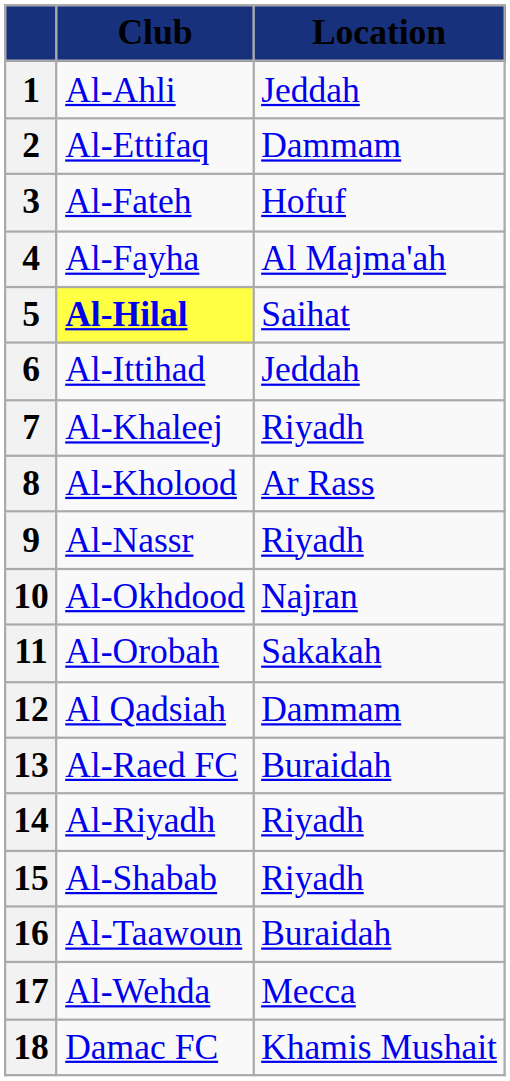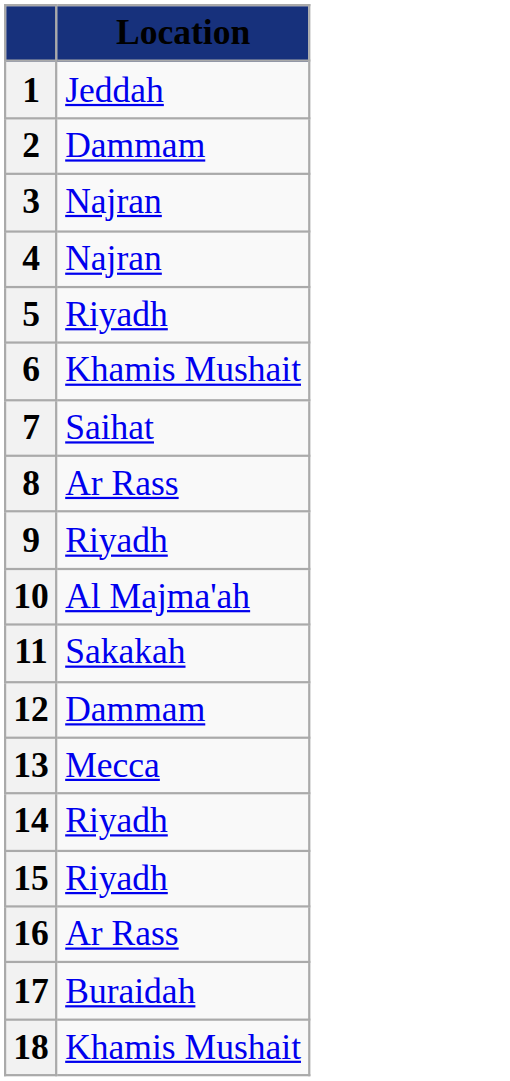- column: (155, 32)
(304, 201) Hofuf -> (114, 201) Najran
(354, 257) Al Majma'ah -> (114, 257) Najran
(306, 314) Saihat -> (116, 314) Riyadh
(310, 370) Jeddah -> (183, 370) Khamis Mushait
(312, 426) Riyadh -> (110, 426) Saihat
(309, 595) Najran -> (158, 595) Al Majma'ah
(326, 764) Buraidah -> (113, 764) Mecca
(326, 933) Buraidah -> (122, 933) Ar Rass
(308, 990) Mecca -> (130, 990) Buraidah
